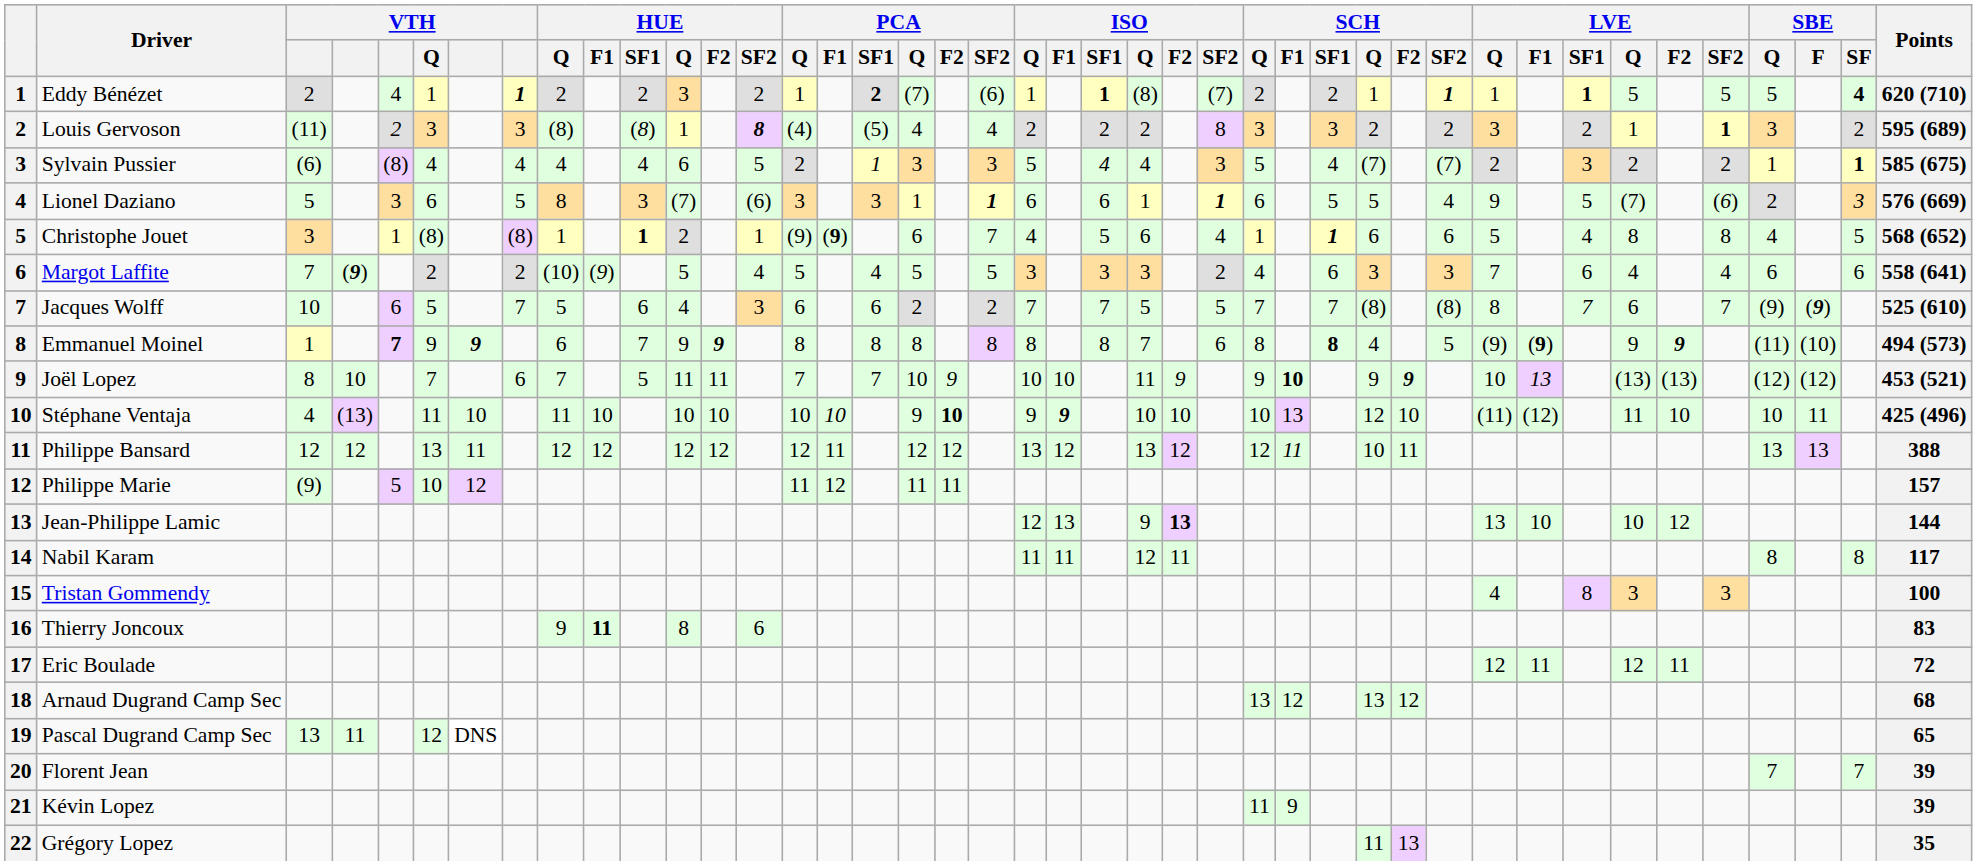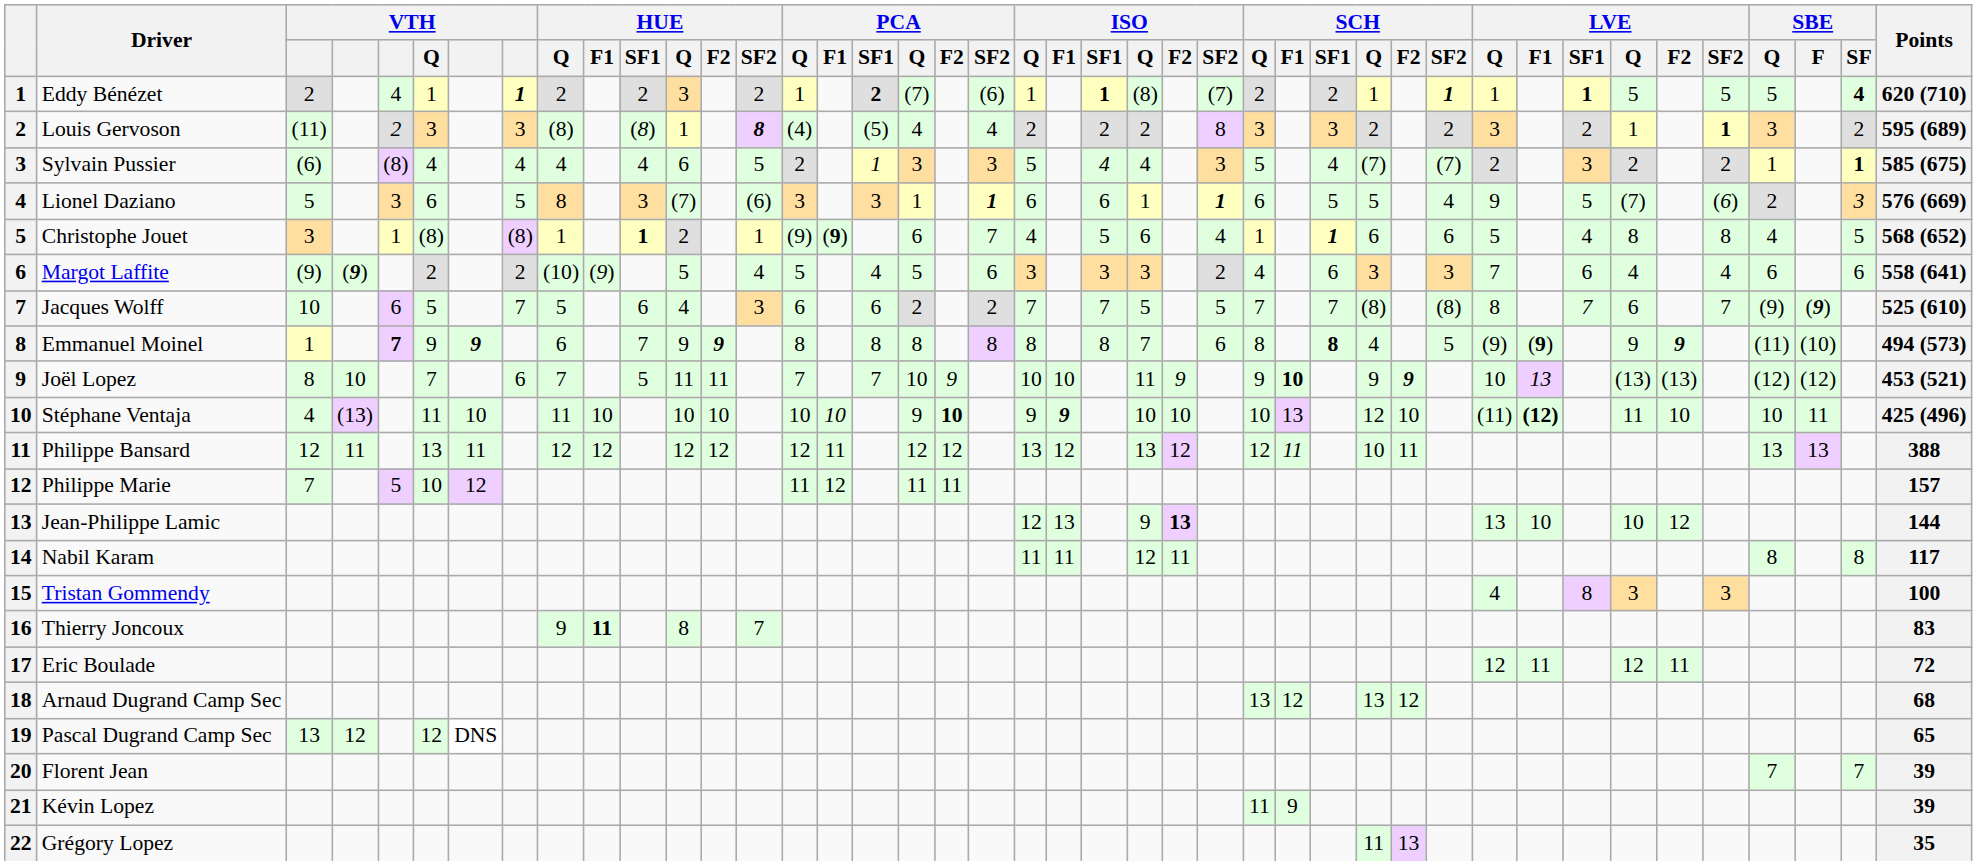(309, 271) 7 -> (309, 271) (9)
(992, 271) 5 -> (992, 271) 6
(1541, 414) normal -> (1541, 414) bold
(355, 450) 12 -> (355, 450) 11
(309, 485) (9) -> (309, 485) 7
(759, 628) 6 -> (759, 628) 7
(355, 735) 11 -> (355, 735) 12
